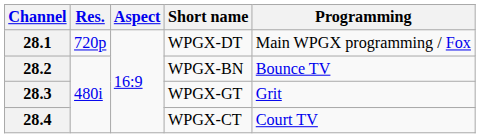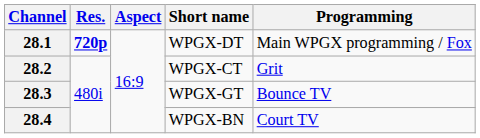(90, 42) normal -> (91, 42) bold
(206, 68) WPGX-BN -> (206, 68) WPGX-CT
(293, 68) Bounce TV -> (270, 68) Grit
(269, 94) Grit -> (294, 94) Bounce TV
(205, 119) WPGX-CT -> (207, 119) WPGX-BN
